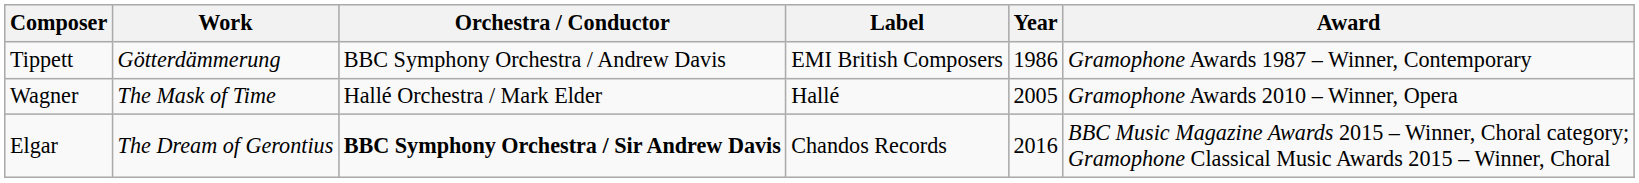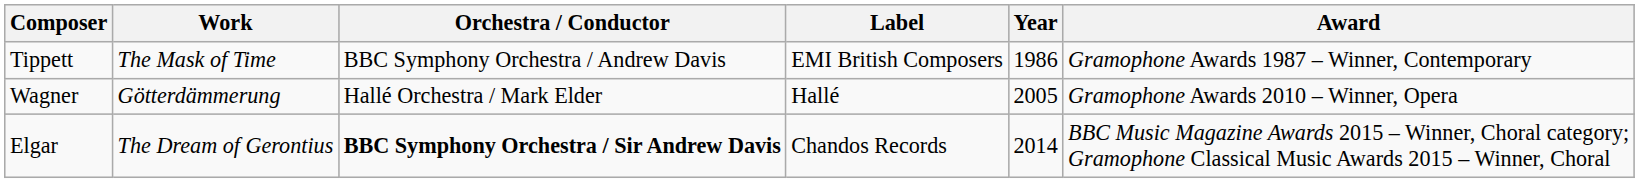(199, 59) Götterdämmerung -> (197, 59) The Mask of Time
(197, 96) The Mask of Time -> (199, 96) Götterdämmerung
(1036, 145) 2016 -> (1036, 145) 2014
